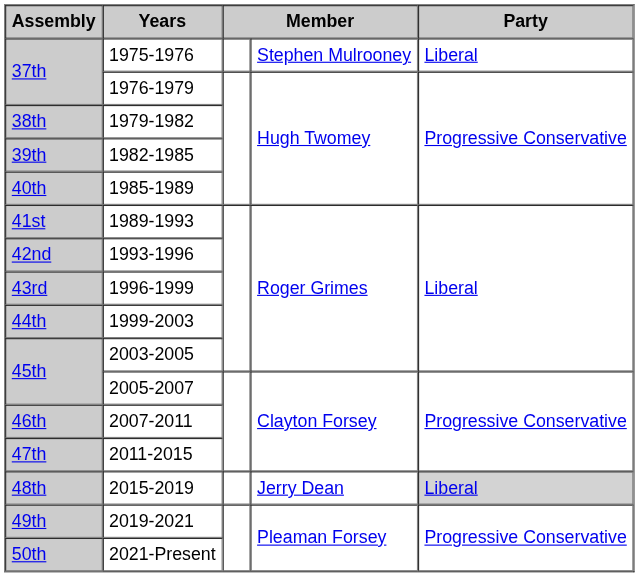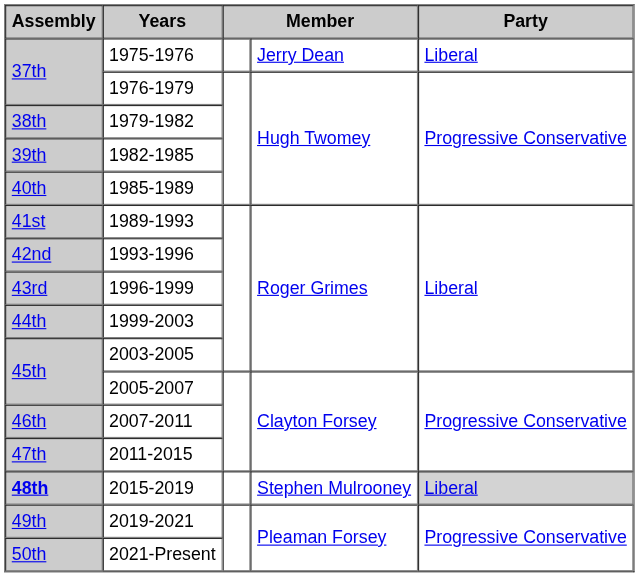(334, 55) Stephen Mulrooney -> (301, 55) Jerry Dean
(29, 487) normal -> (30, 487) bold
(301, 487) Jerry Dean -> (334, 487) Stephen Mulrooney
